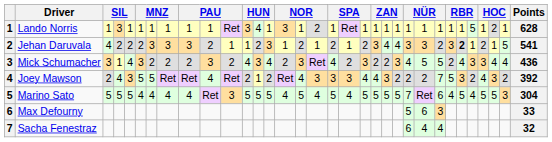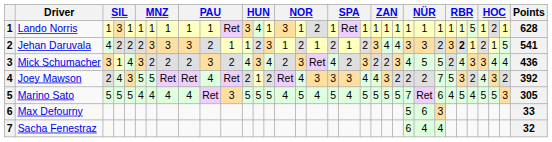(529, 95) 304 -> (529, 95) 305
